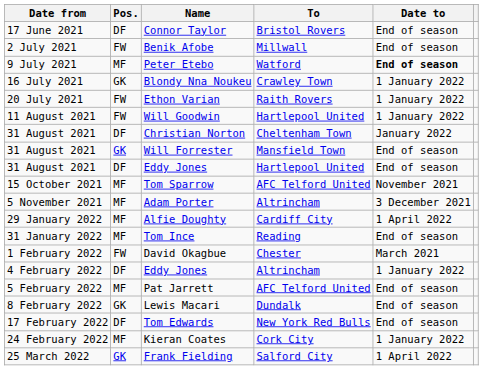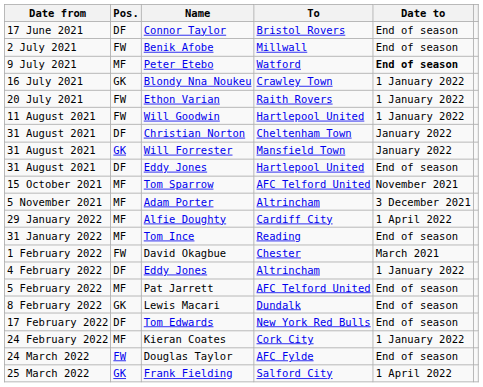(417, 150) End of season -> (414, 150) January 2022
+ row: (48, 356)
